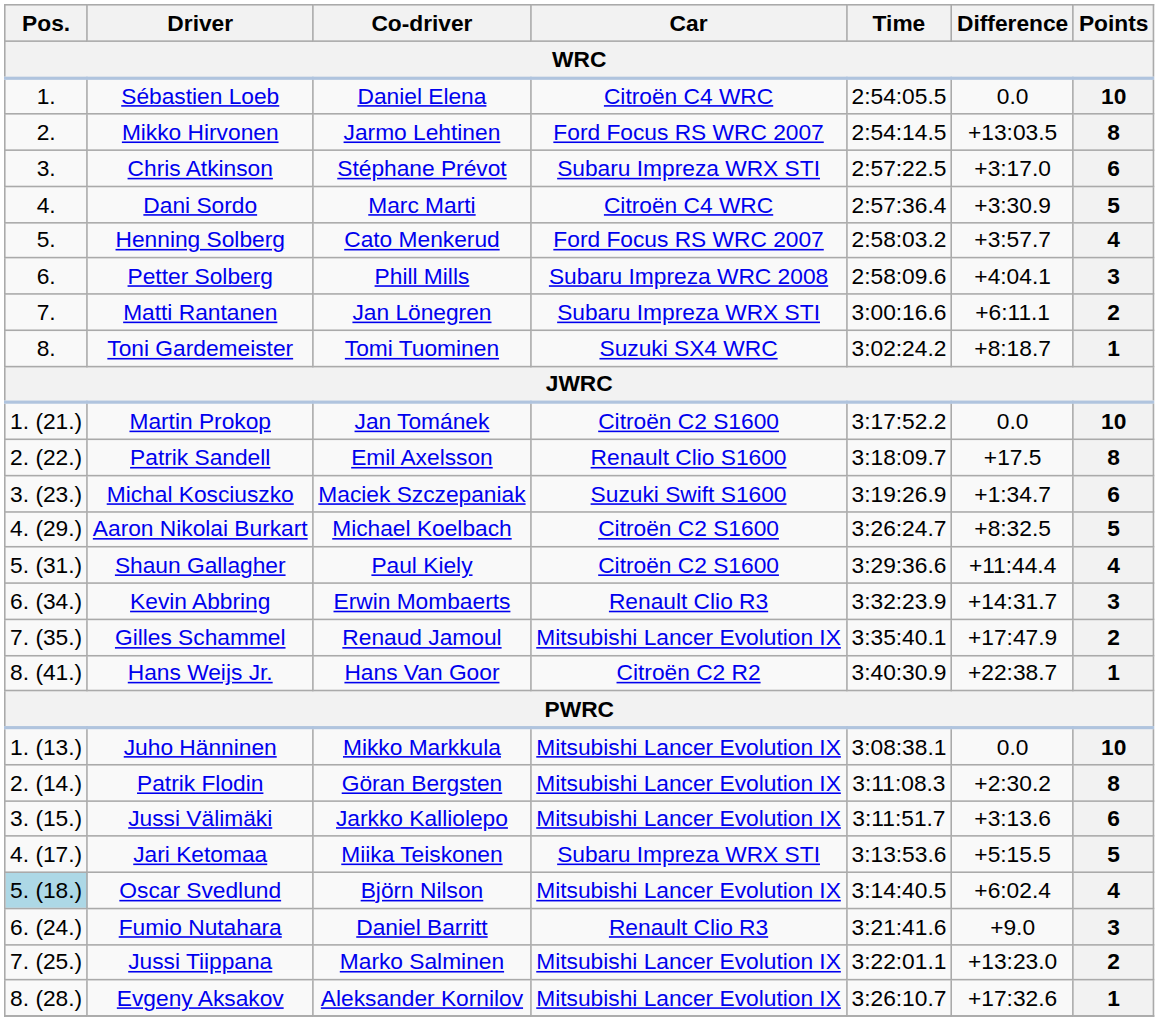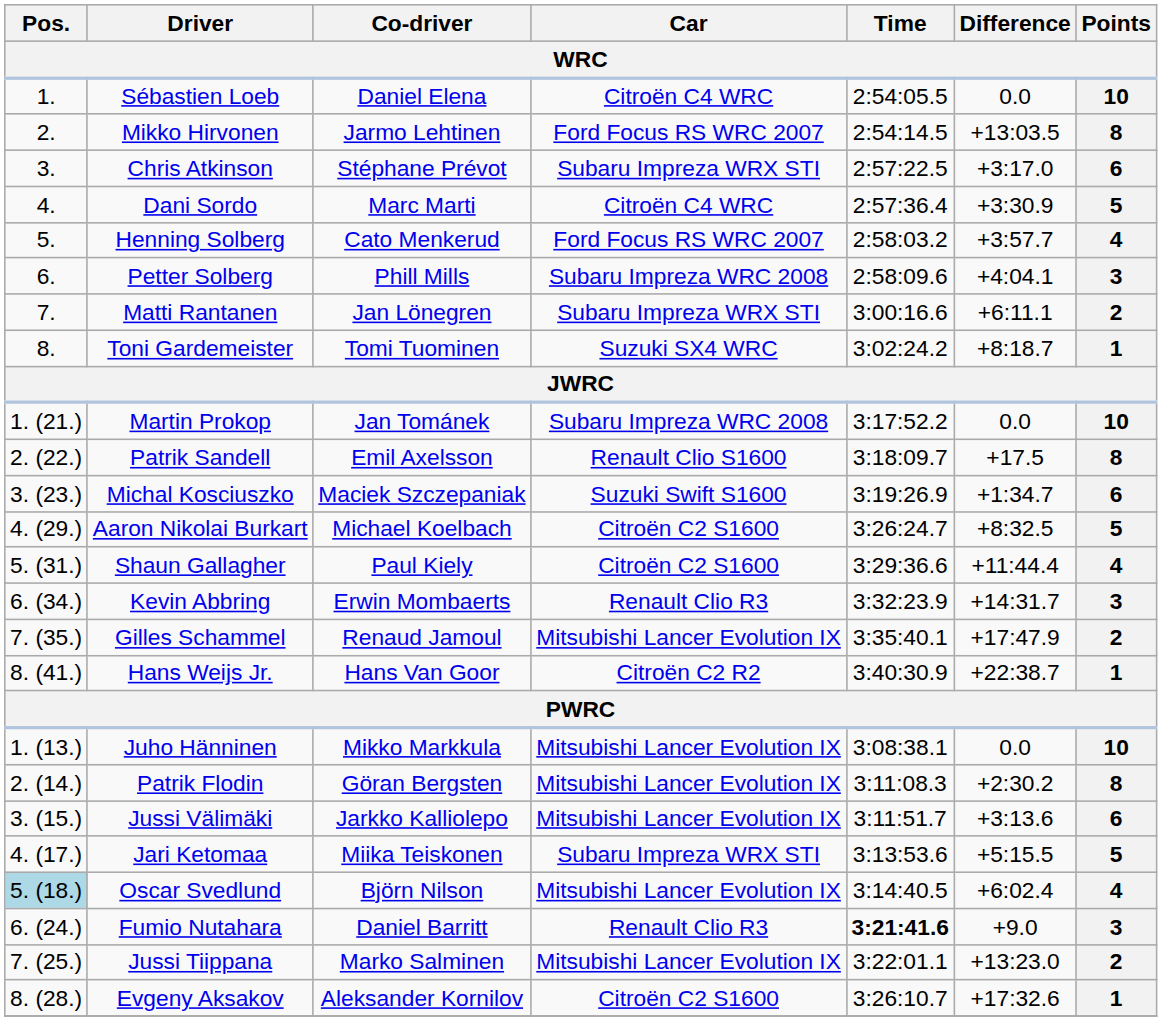(689, 422) Citroën C2 S1600 -> (689, 422) Subaru Impreza WRC 2008
(899, 927) normal -> (900, 927) bold
(689, 998) Mitsubishi Lancer Evolution IX -> (689, 998) Citroën C2 S1600
